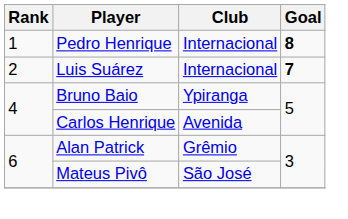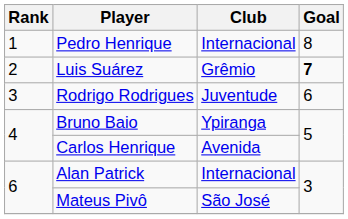(289, 43) bold -> (308, 43) normal
(230, 69) Internacional -> (228, 69) Grêmio
+ row: (125, 95)
(210, 148) Grêmio -> (248, 174) Internacional
